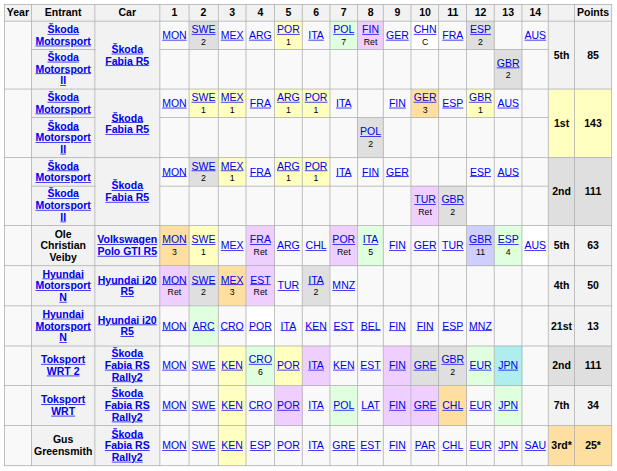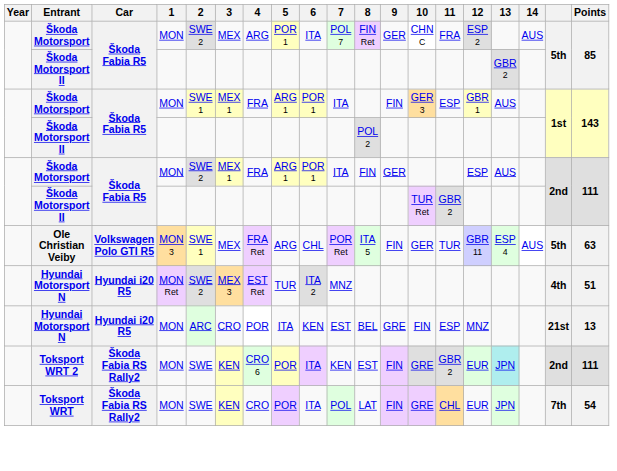(593, 286) 50 -> (590, 286) 51
(397, 326) FIN -> (394, 326) GRE
(593, 406) 34 -> (590, 406) 54
- row: (63, 446)
